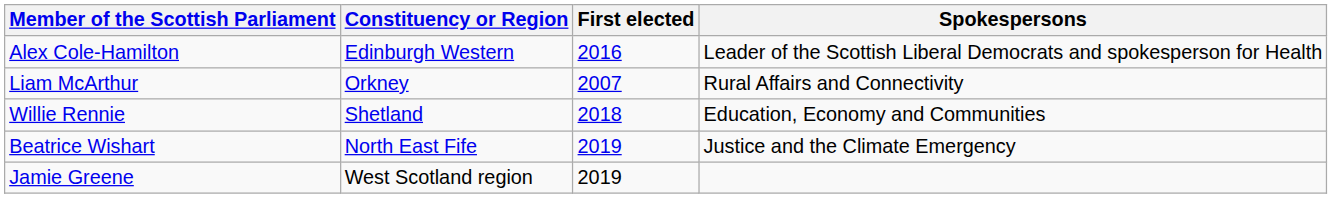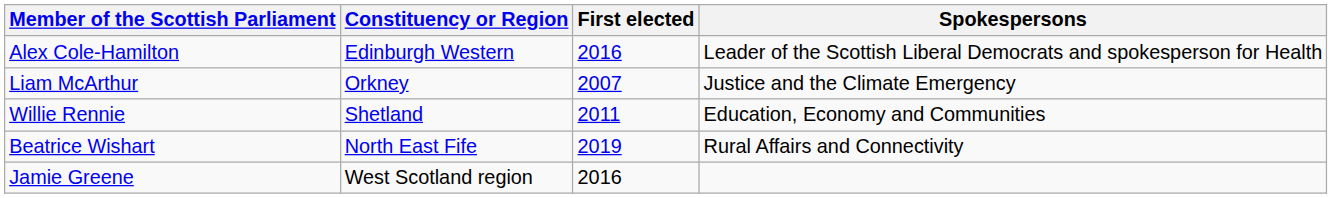(834, 83) Rural Affairs and Connectivity -> (860, 83) Justice and the Climate Emergency
(600, 114) 2018 -> (599, 114) 2011
(860, 146) Justice and the Climate Emergency -> (834, 146) Rural Affairs and Connectivity
(600, 177) 2019 -> (600, 177) 2016
